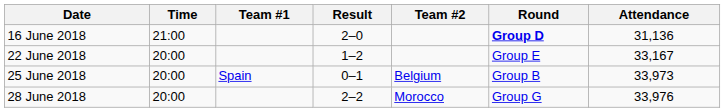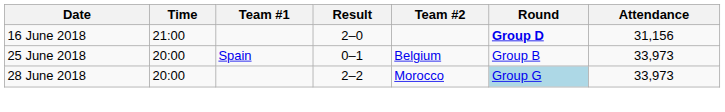(654, 35) 31,136 -> (654, 35) 31,156
- row: (47, 55)
(517, 96) no background -> (517, 76) lightblue background
(654, 96) 33,976 -> (654, 76) 33,973
